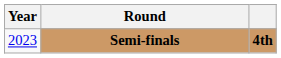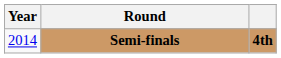(22, 40) 2023 -> (22, 40) 2014
